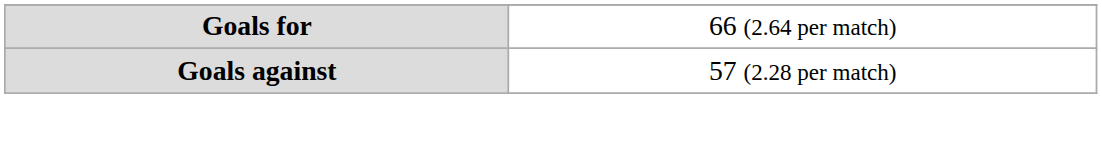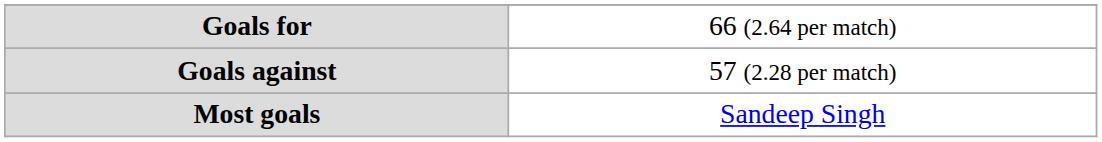+ row: (257, 114)
